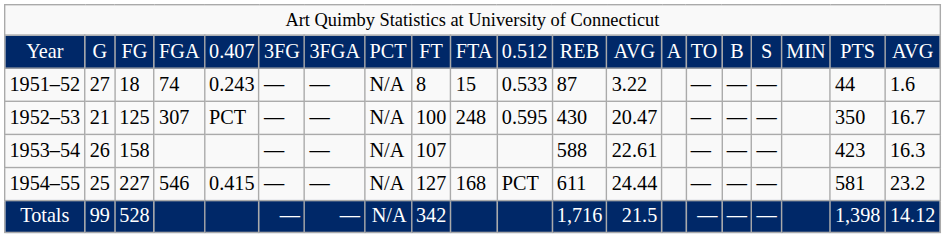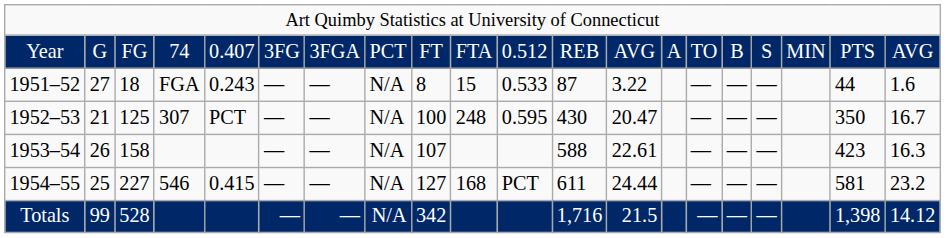(179, 51) FGA -> (179, 51) 74
(169, 84) 74 -> (179, 84) FGA
